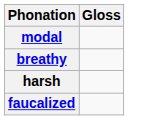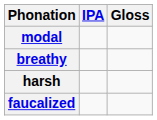+ column: (93, 15)
